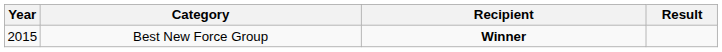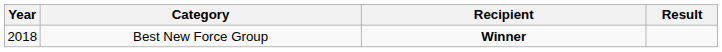(22, 36) 2015 -> (22, 36) 2018
